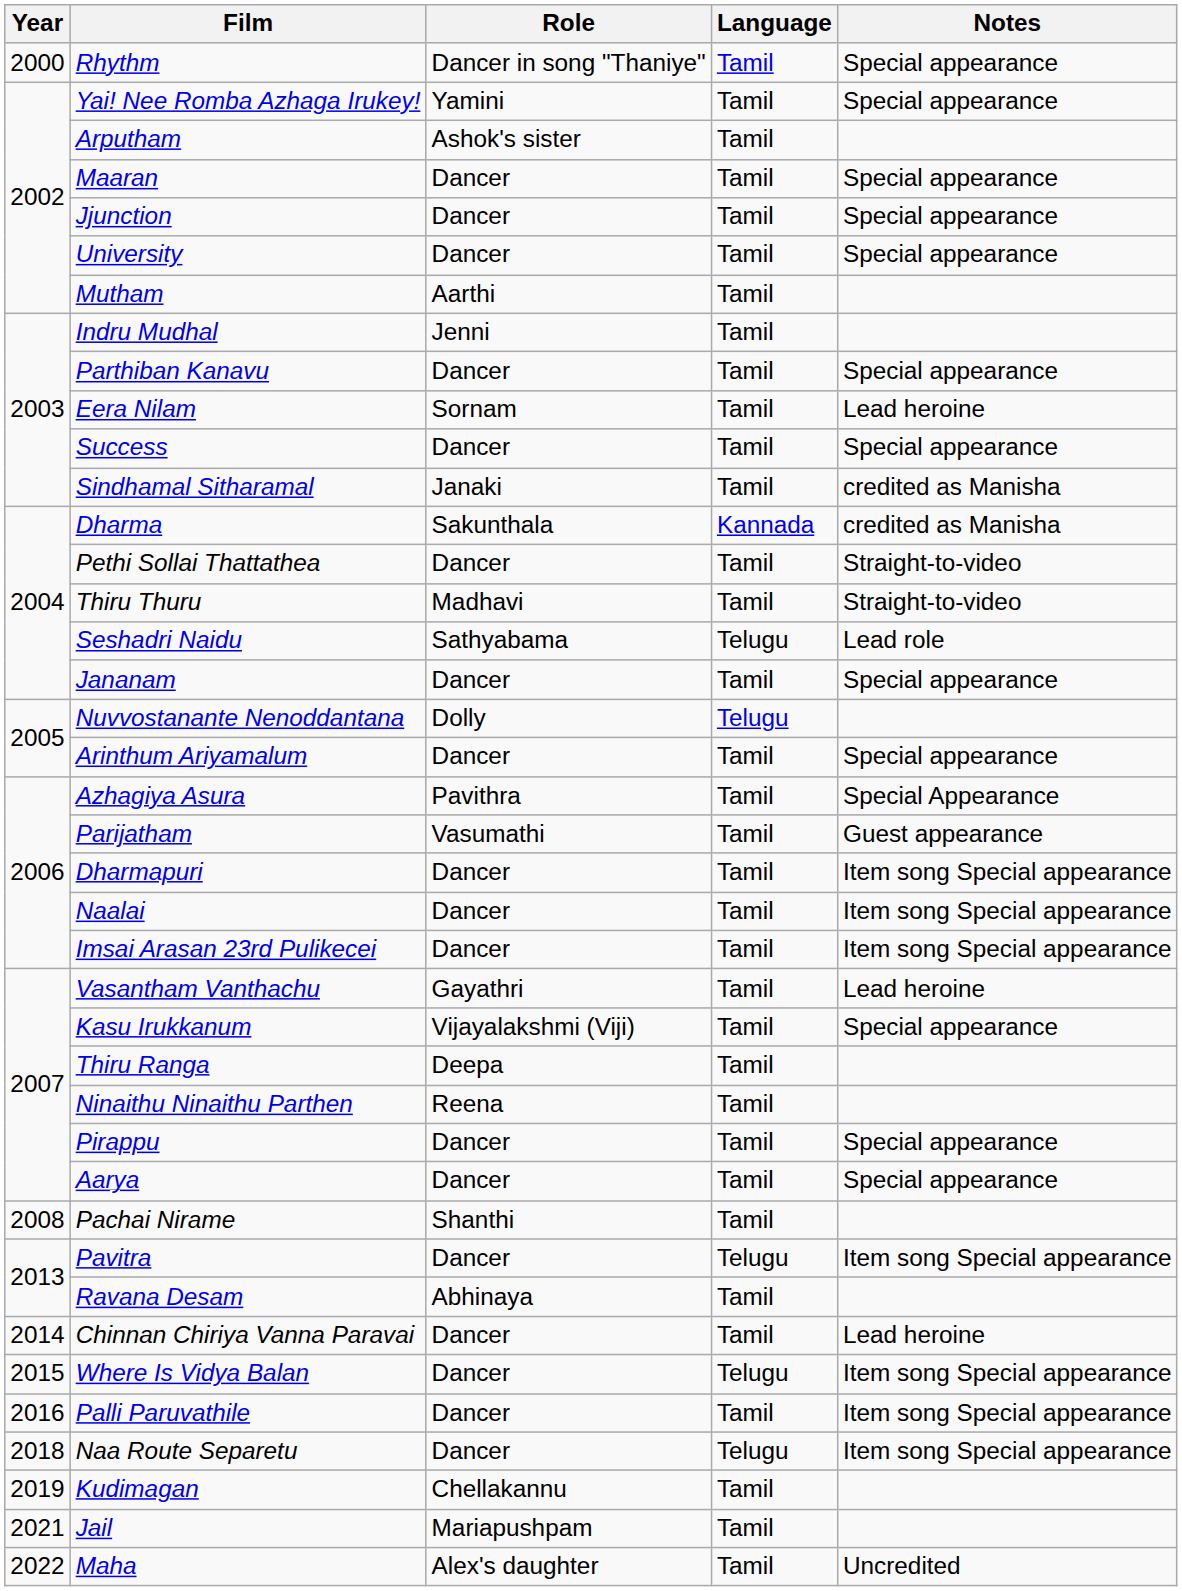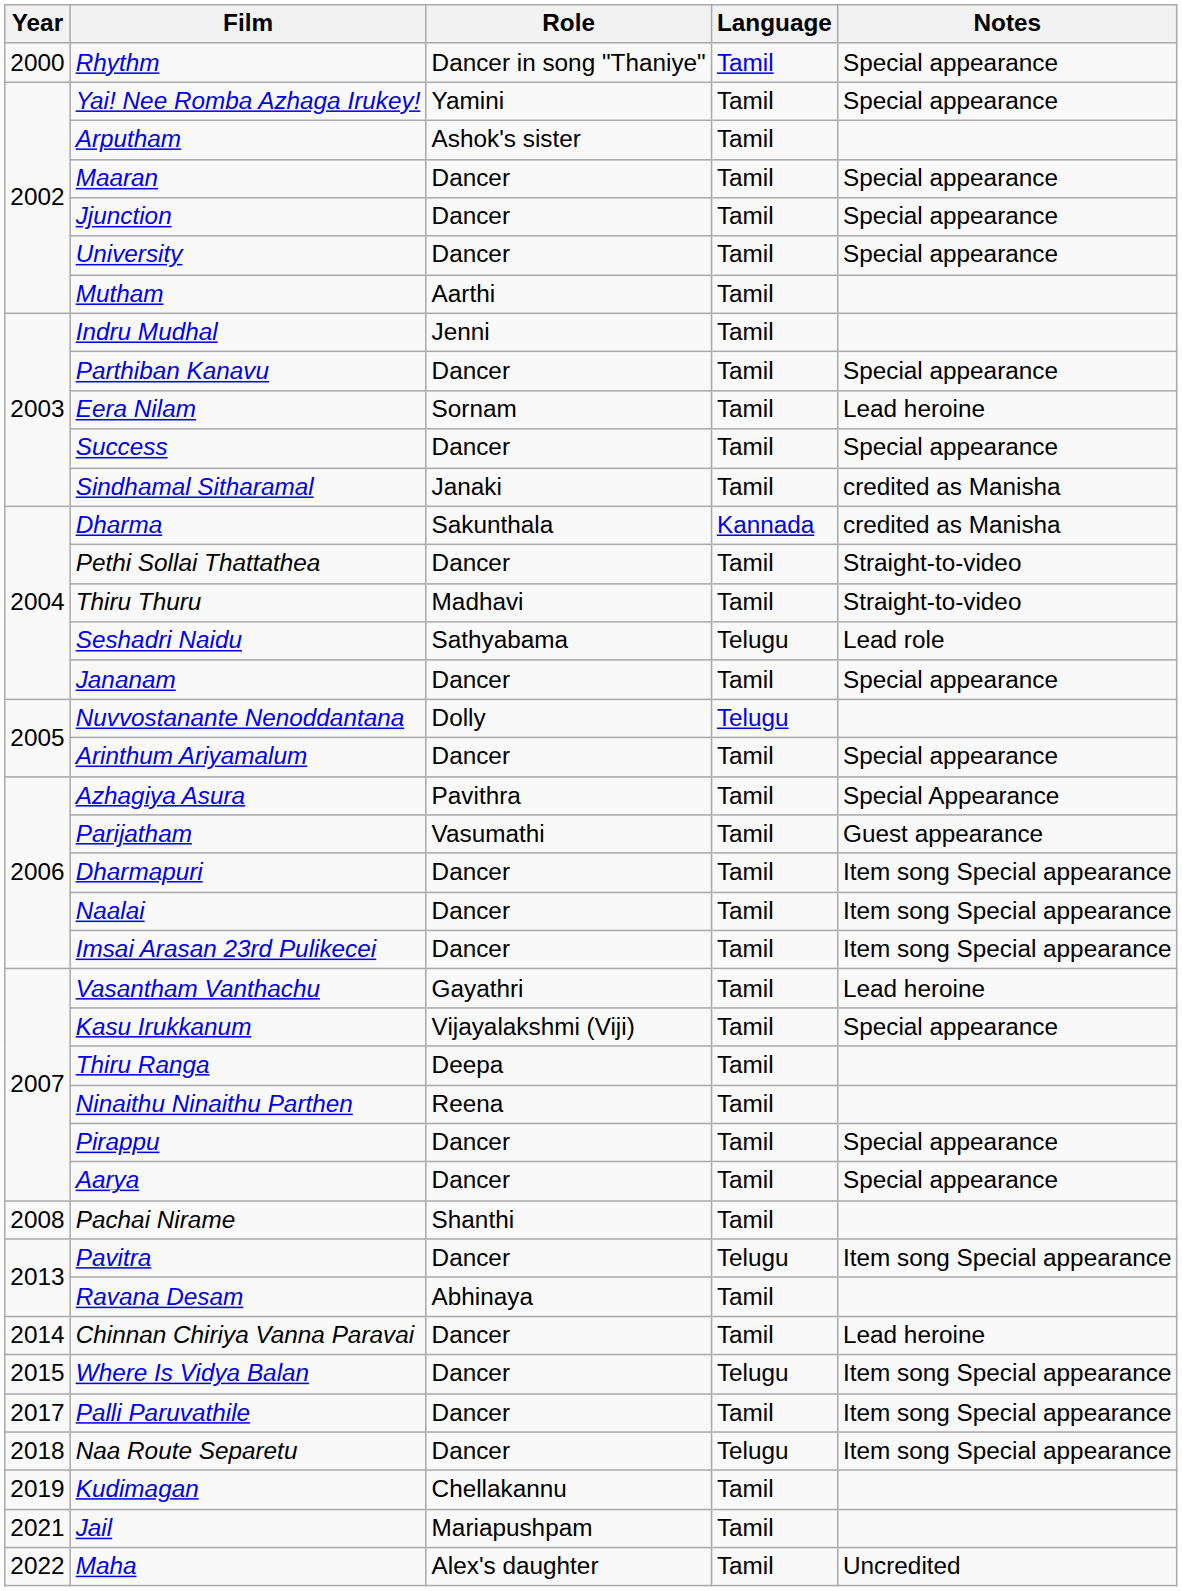(37, 1412) 2016 -> (37, 1412) 2017
